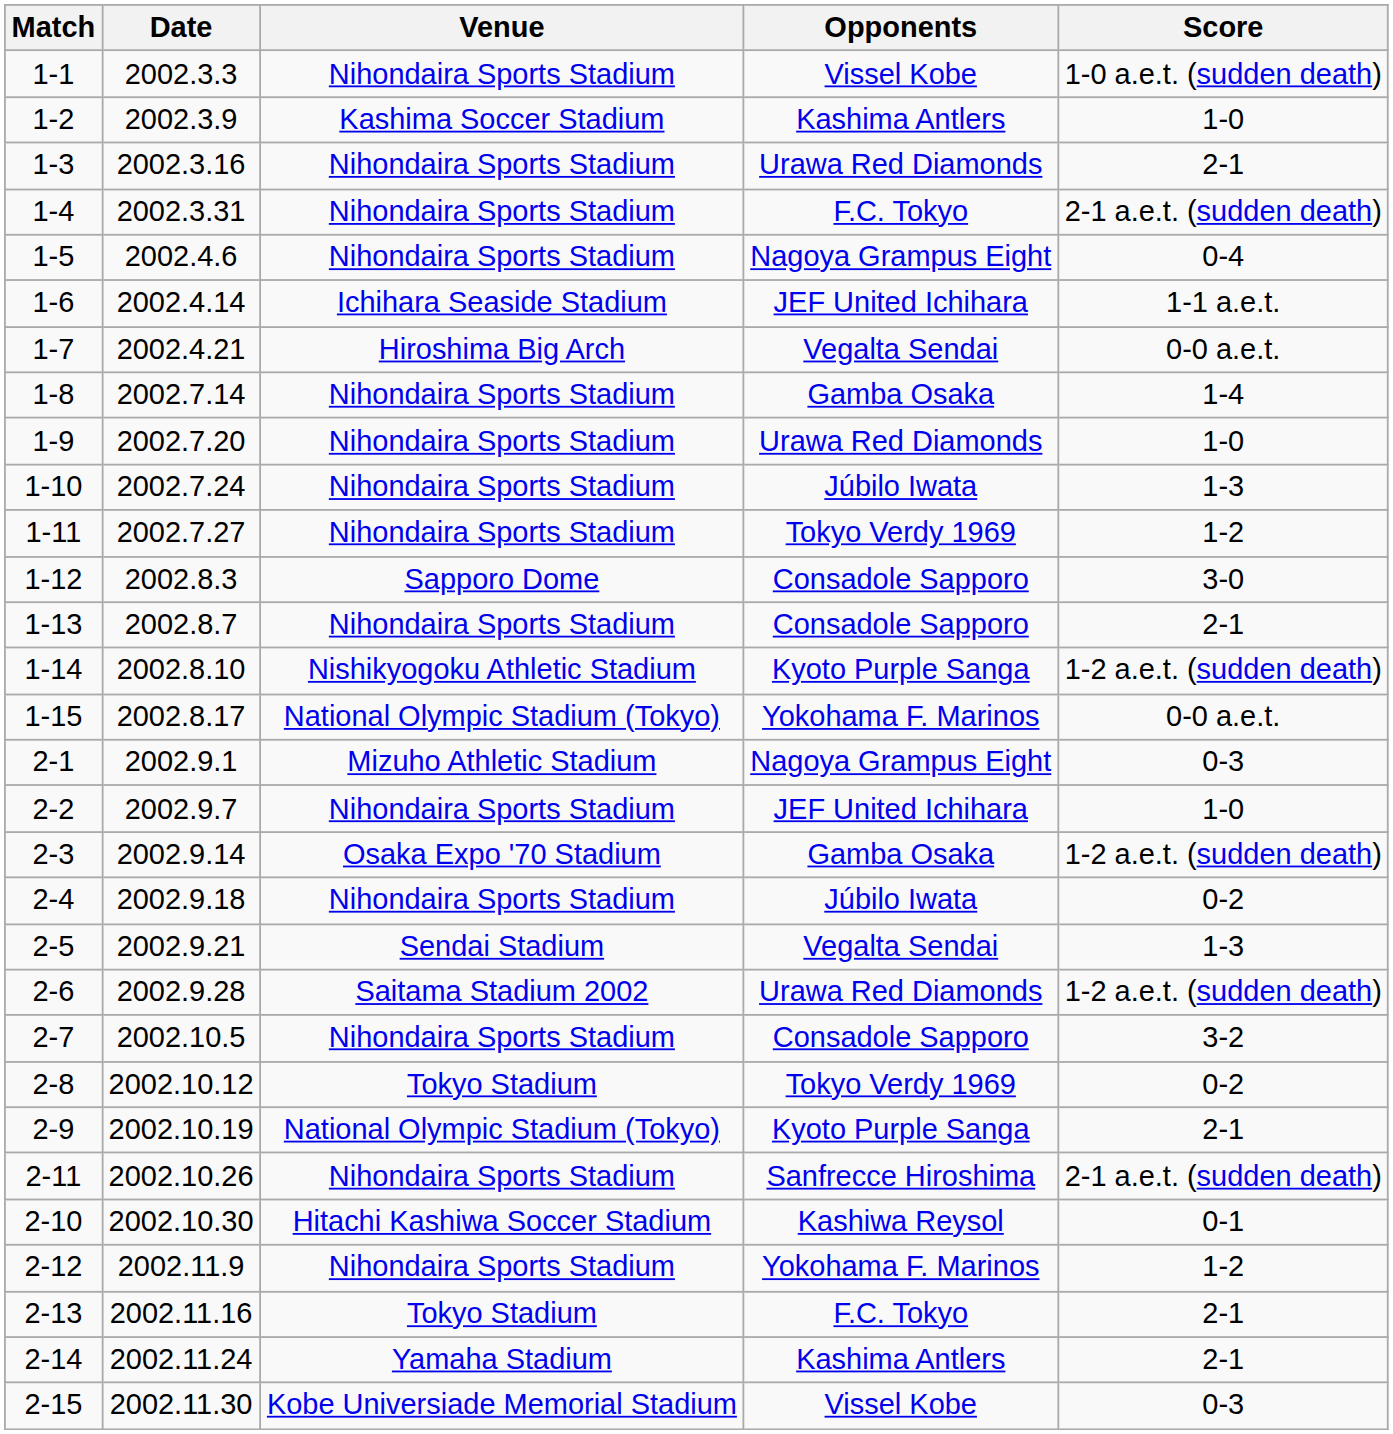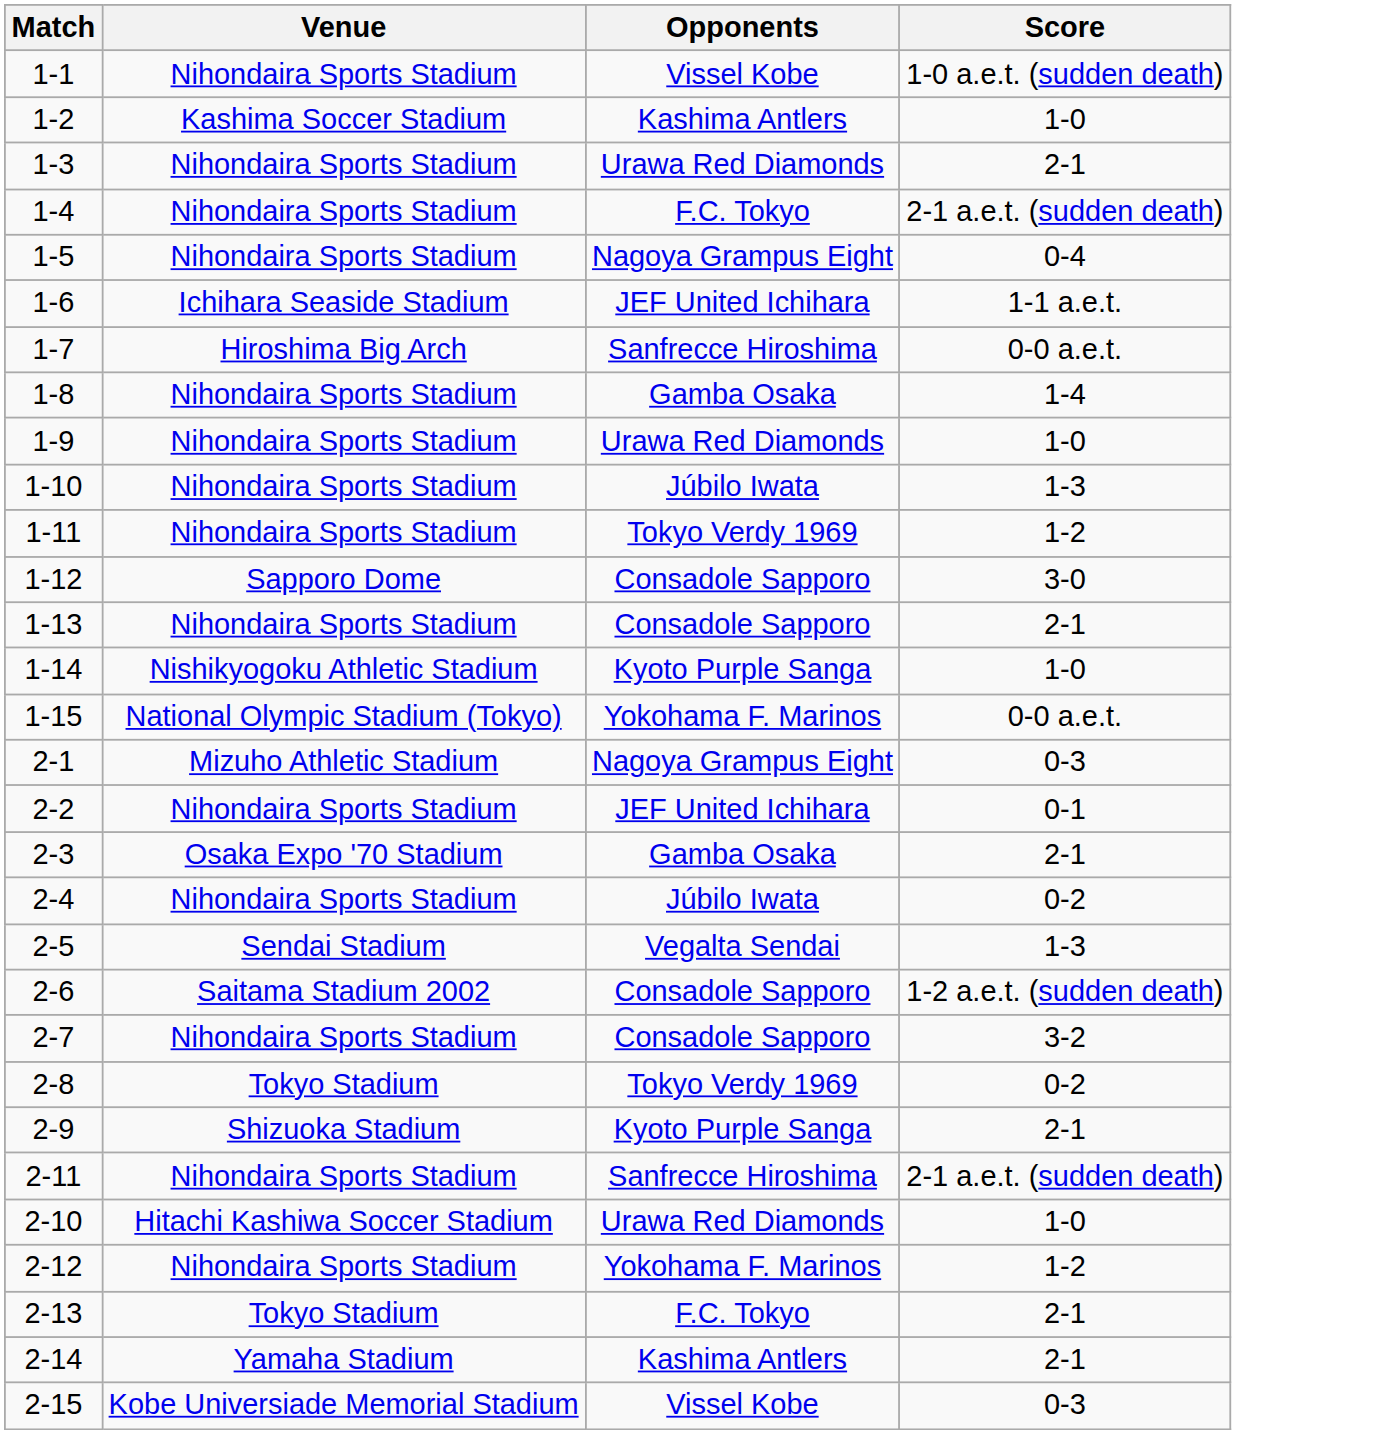- column: (181, 27)
(901, 348) Vegalta Sendai -> (742, 348) Sanfrecce Hiroshima
(1223, 670) 1-2 a.e.t. (sudden death) -> (1065, 670) 1-0
(1223, 808) 1-0 -> (1065, 808) 0-1
(1223, 854) 1-2 a.e.t. (sudden death) -> (1065, 854) 2-1
(901, 991) Urawa Red Diamonds -> (742, 991) Consadole Sapporo
(502, 1129) National Olympic Stadium (Tokyo) -> (344, 1129) Shizuoka Stadium
(901, 1221) Kashiwa Reysol -> (742, 1221) Urawa Red Diamonds
(1223, 1221) 0-1 -> (1065, 1221) 1-0
